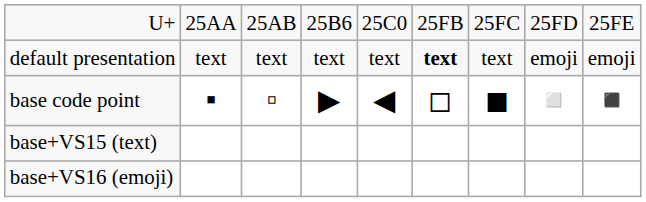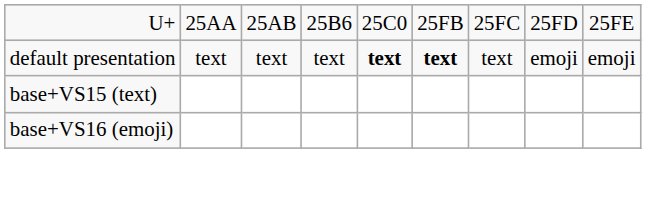(384, 58) normal -> (384, 58) bold
- row: (75, 100)
